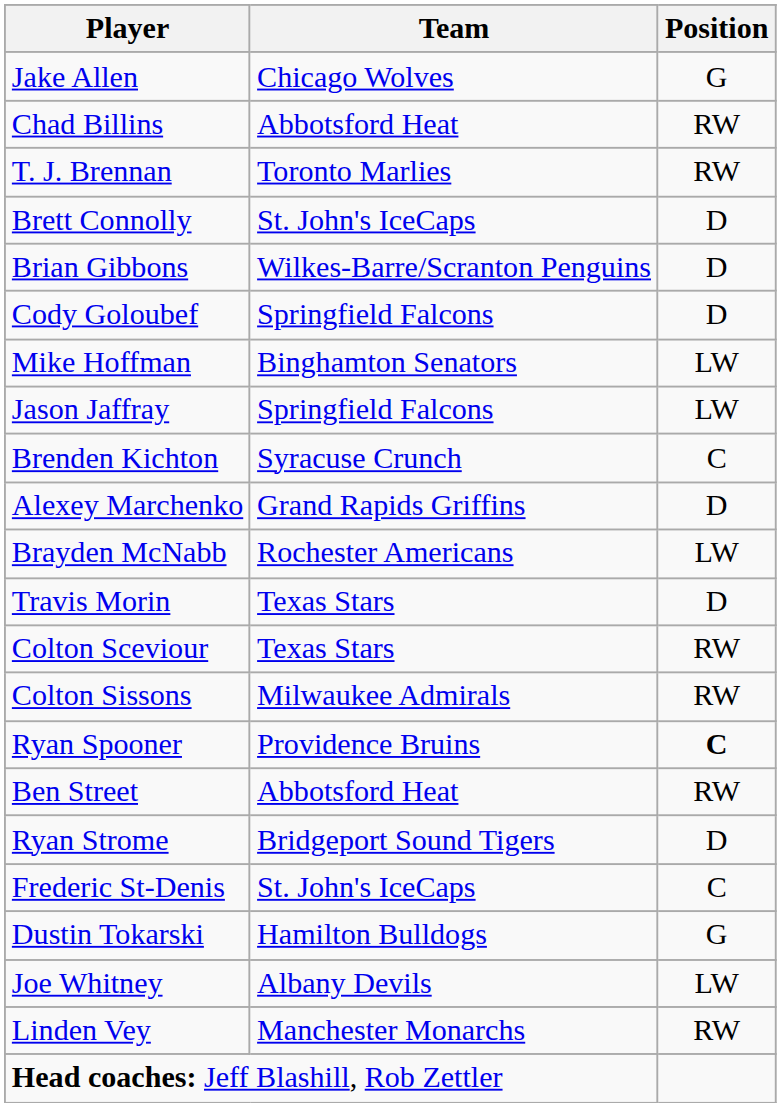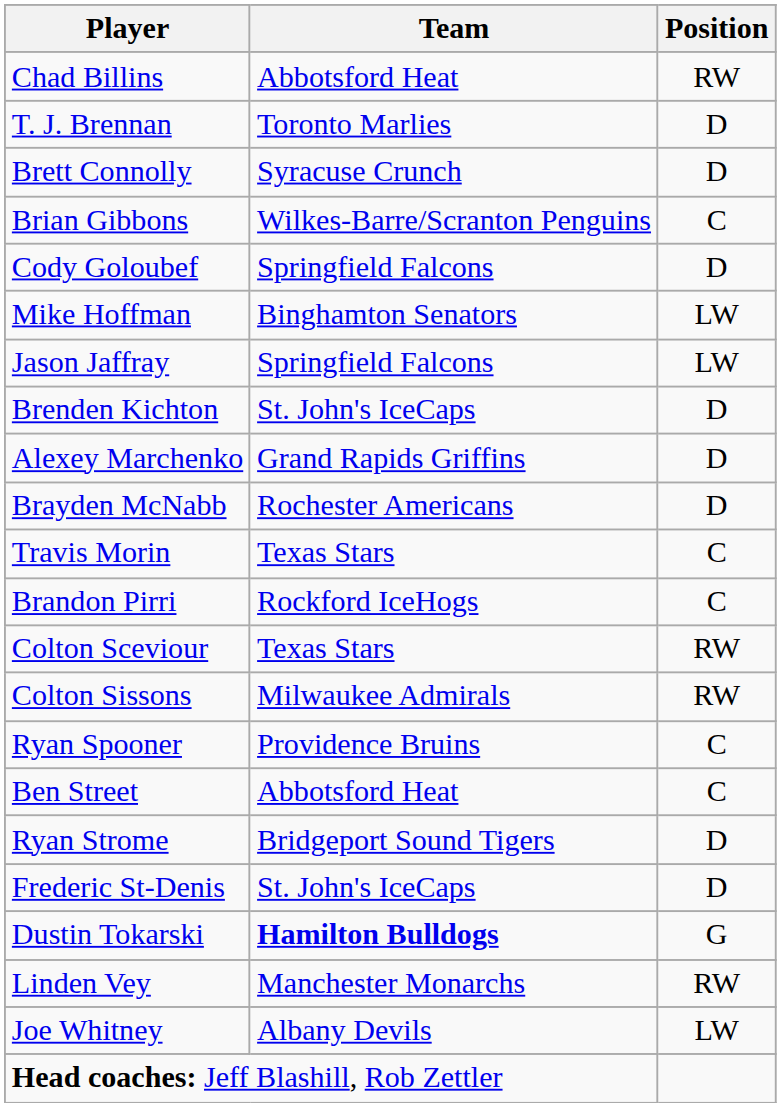- row: (75, 76)
(717, 171) RW -> (717, 123) D
(366, 219) St. John's IceCaps -> (359, 171) Syracuse Crunch
(717, 266) D -> (717, 219) C
(359, 457) Syracuse Crunch -> (366, 409) St. John's IceCaps
(717, 457) C -> (717, 409) D
(717, 553) LW -> (717, 505) D
(717, 600) D -> (717, 553) C
+ row: (94, 600)
(717, 743) bold -> (717, 743) normal
(717, 791) RW -> (717, 791) C
(717, 887) C -> (717, 887) D
(372, 934) normal -> (378, 934) bold
rows swapped: (81, 1030) <-> (87, 982)
